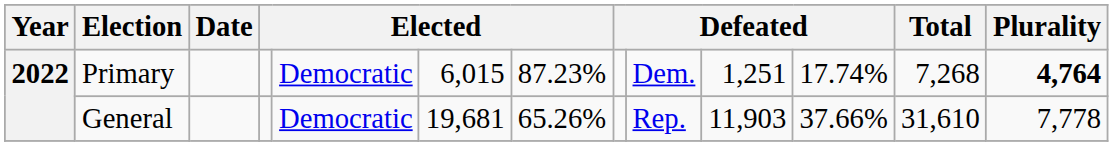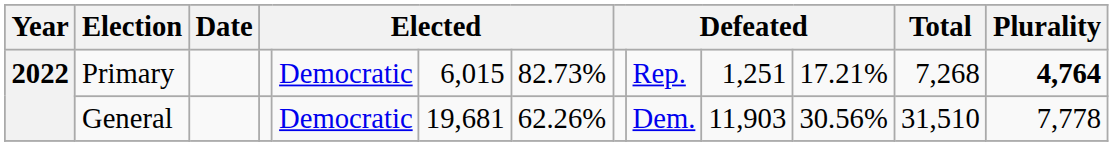(562, 72) 87.23% -> (562, 72) 82.73%
(664, 72) Dem. -> (659, 72) Rep.
(844, 72) 17.74% -> (844, 72) 17.21%
(562, 118) 65.26% -> (562, 118) 62.26%
(659, 118) Rep. -> (664, 118) Dem.
(844, 118) 37.66% -> (844, 118) 30.56%
(940, 118) 31,610 -> (940, 118) 31,510
